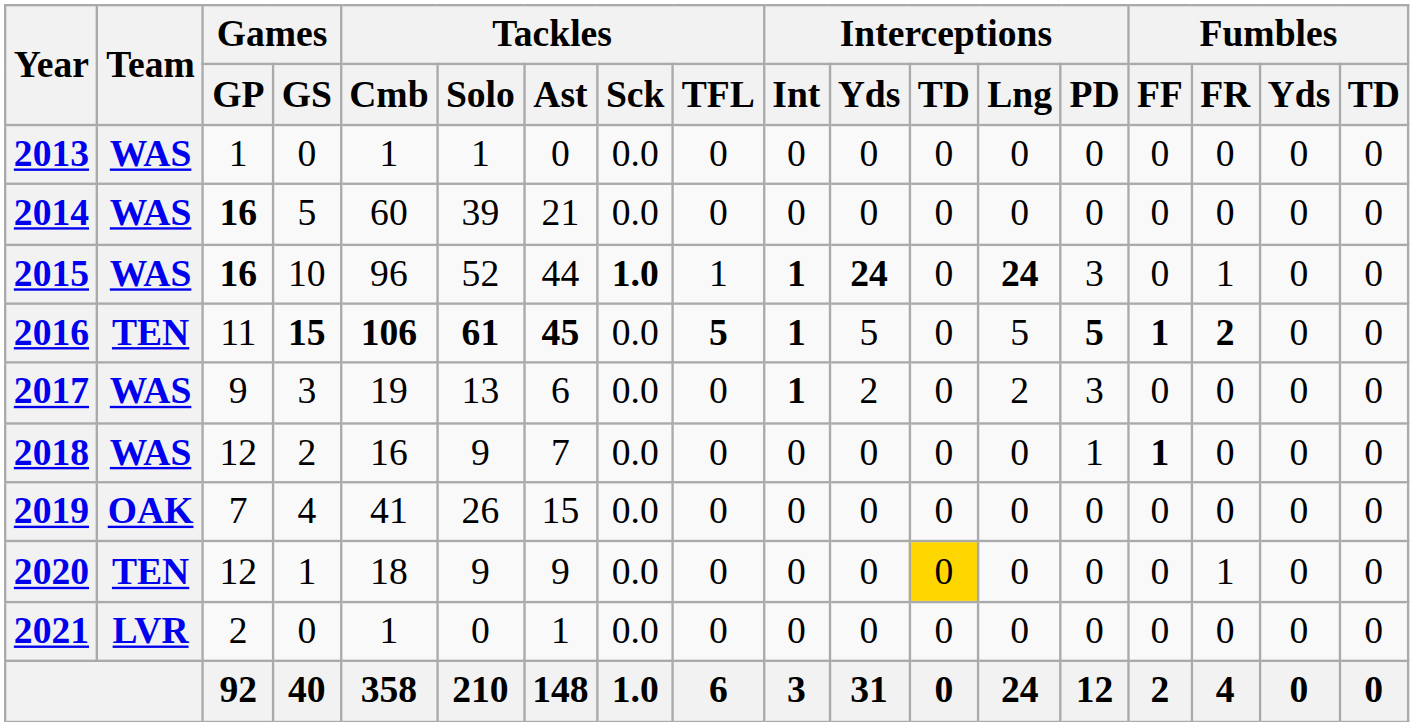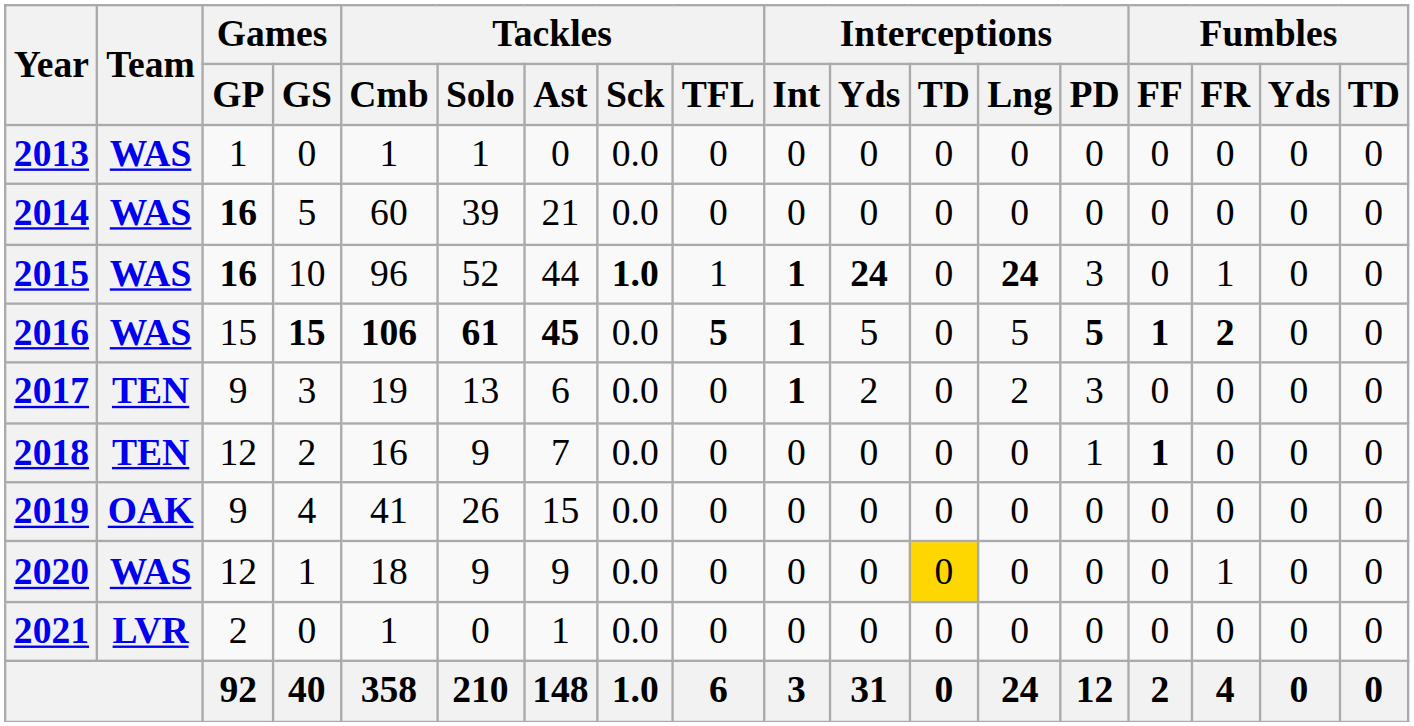(151, 332) TEN -> (151, 332) WAS
(238, 332) 11 -> (238, 332) 15
(151, 392) WAS -> (151, 392) TEN
(151, 451) WAS -> (151, 451) TEN
(238, 511) 7 -> (238, 511) 9
(151, 570) TEN -> (151, 570) WAS
